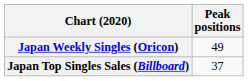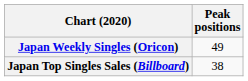(218, 66) 37 -> (218, 66) 38
